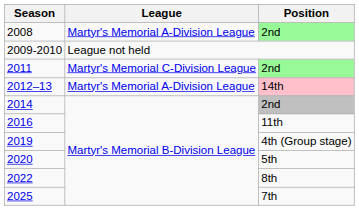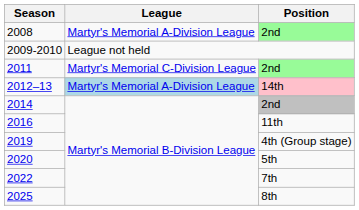(161, 86) no background -> (161, 86) lightblue background
(269, 178) 8th -> (269, 178) 7th
(269, 196) 7th -> (269, 196) 8th
